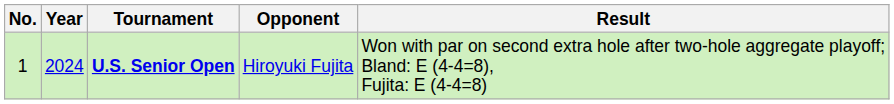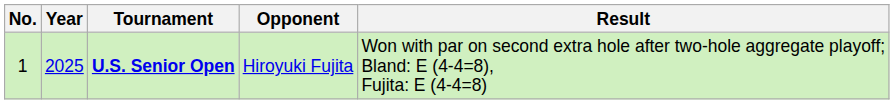(64, 66) 2024 -> (64, 66) 2025
